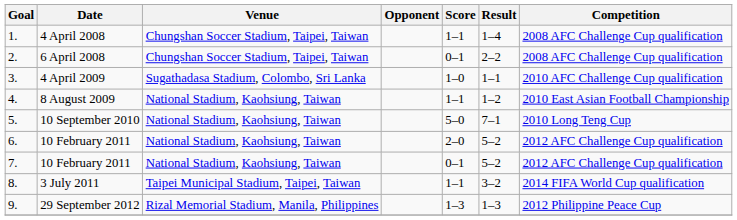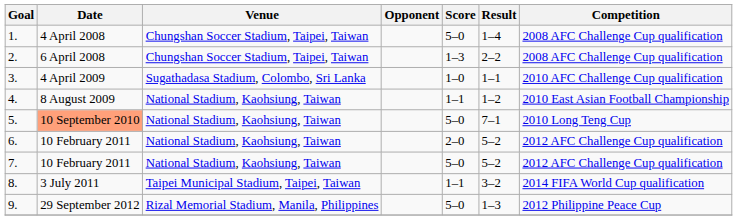(455, 36) 1–1 -> (455, 36) 5–0
(455, 57) 0–1 -> (455, 57) 1–3
(90, 120) no background -> (90, 120) lightsalmon background
(455, 162) 0–1 -> (455, 162) 5–0
(455, 204) 1–3 -> (455, 204) 5–0
